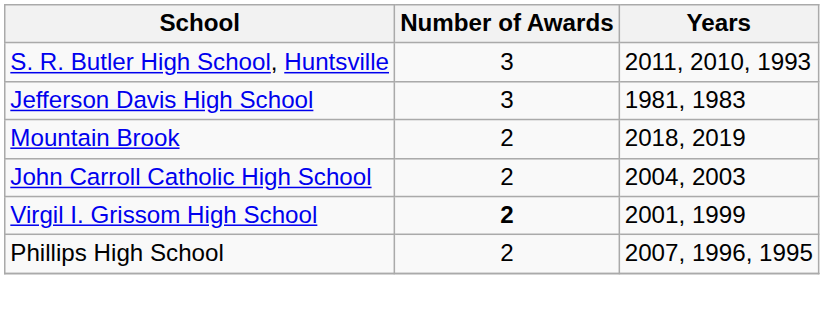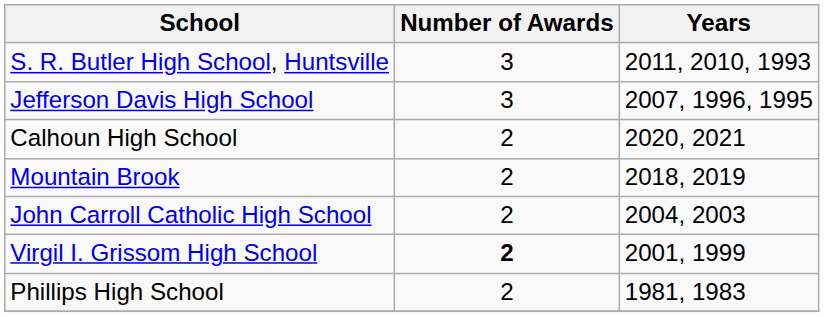(685, 100) 1981, 1983 -> (719, 100) 2007, 1996, 1995
+ row: (124, 138)
(719, 253) 2007, 1996, 1995 -> (685, 291) 1981, 1983
